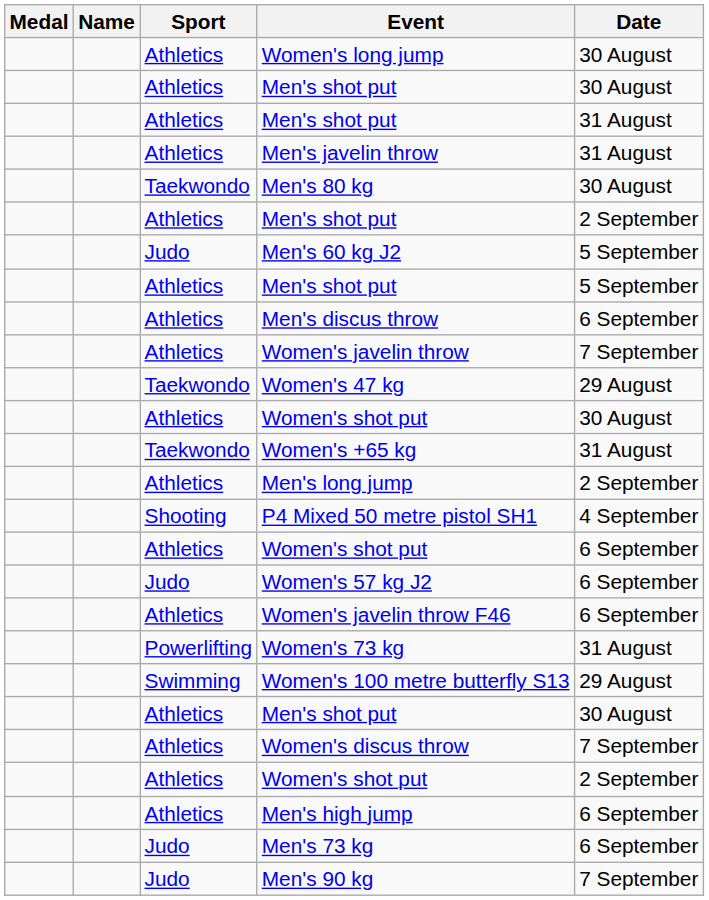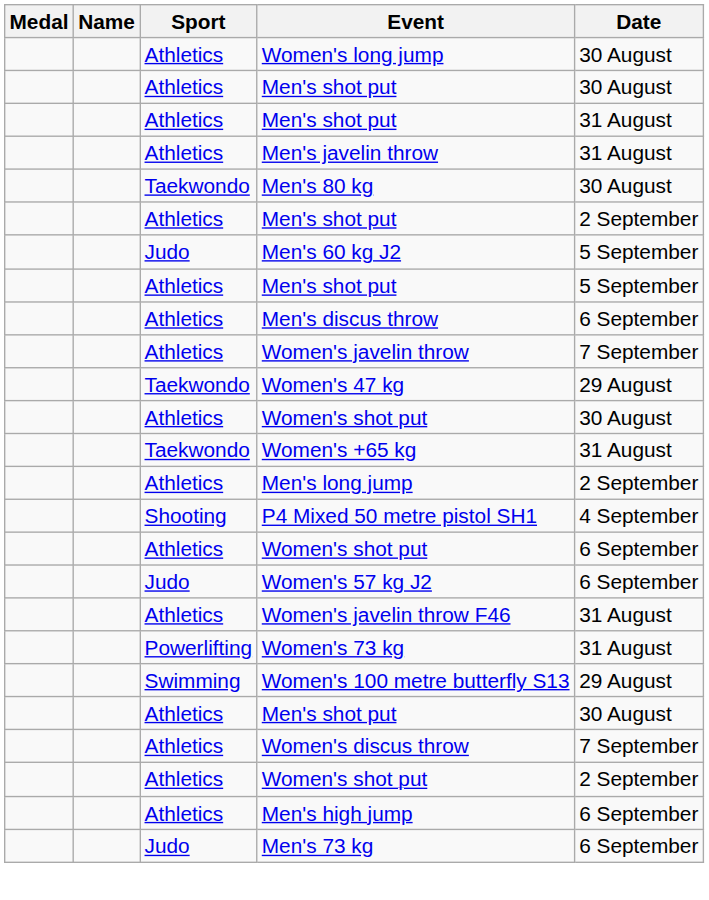(639, 615) 6 September -> (625, 615) 31 August
- row: (167, 878)
